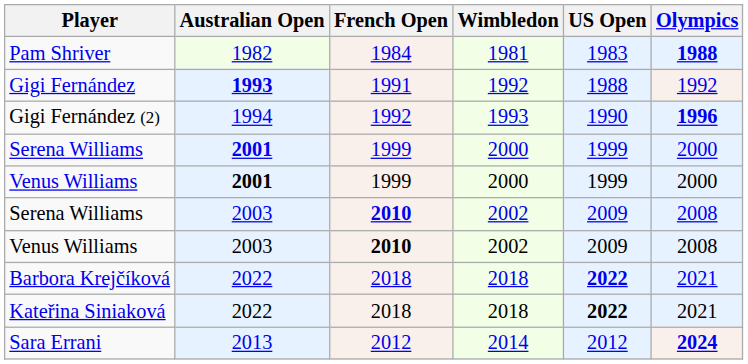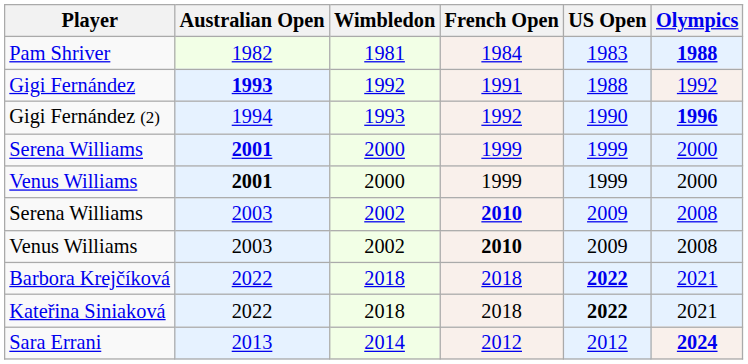columns swapped: (391, 20) <-> (508, 20)
